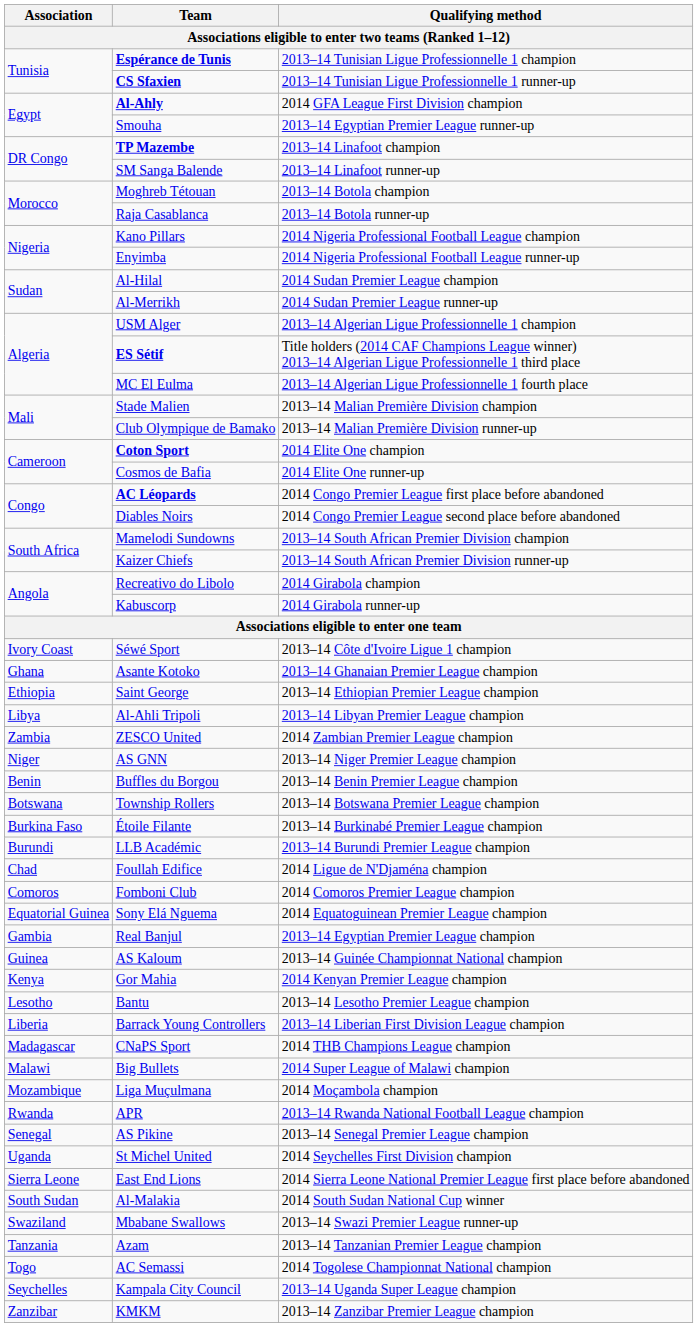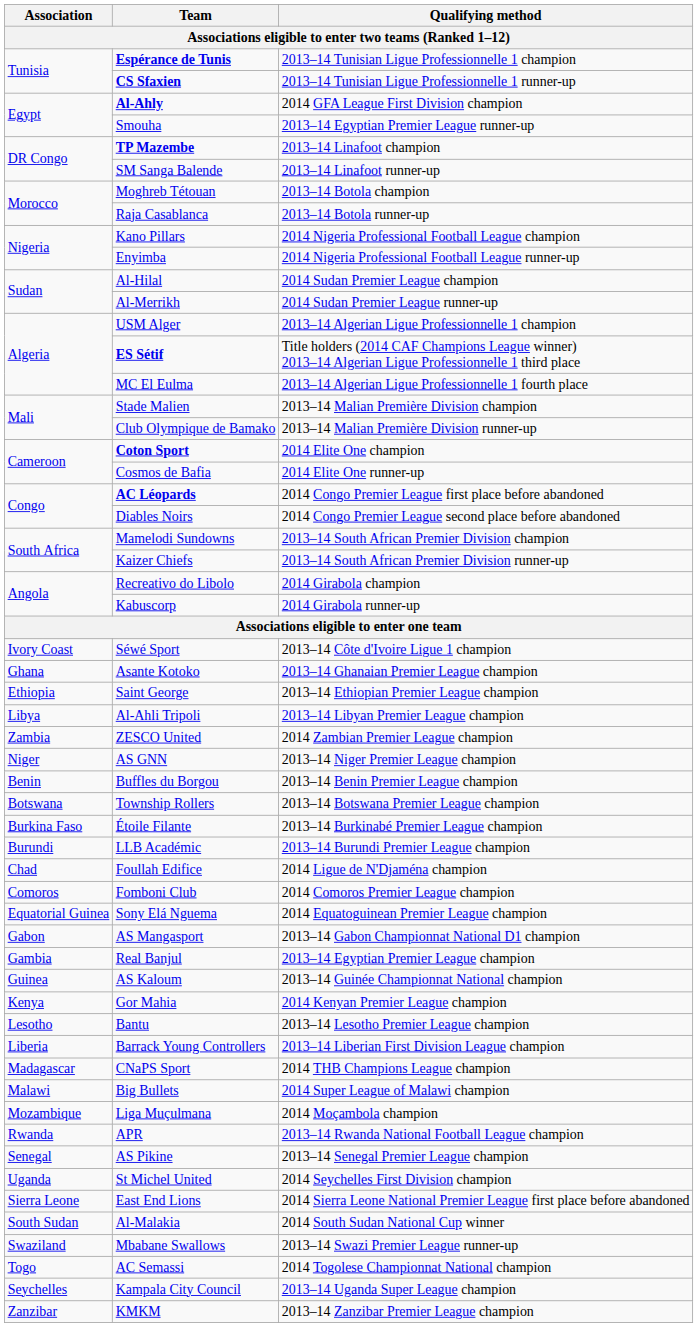+ row: (160, 936)
- row: (132, 1245)
